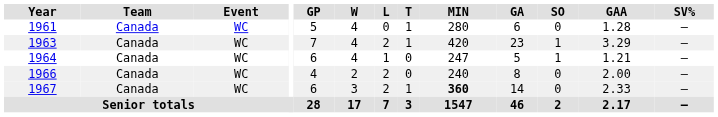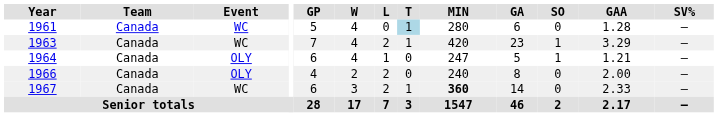(409, 27) no background -> (409, 27) lightblue background
(241, 58) WC -> (241, 58) OLY
(241, 74) WC -> (241, 74) OLY
